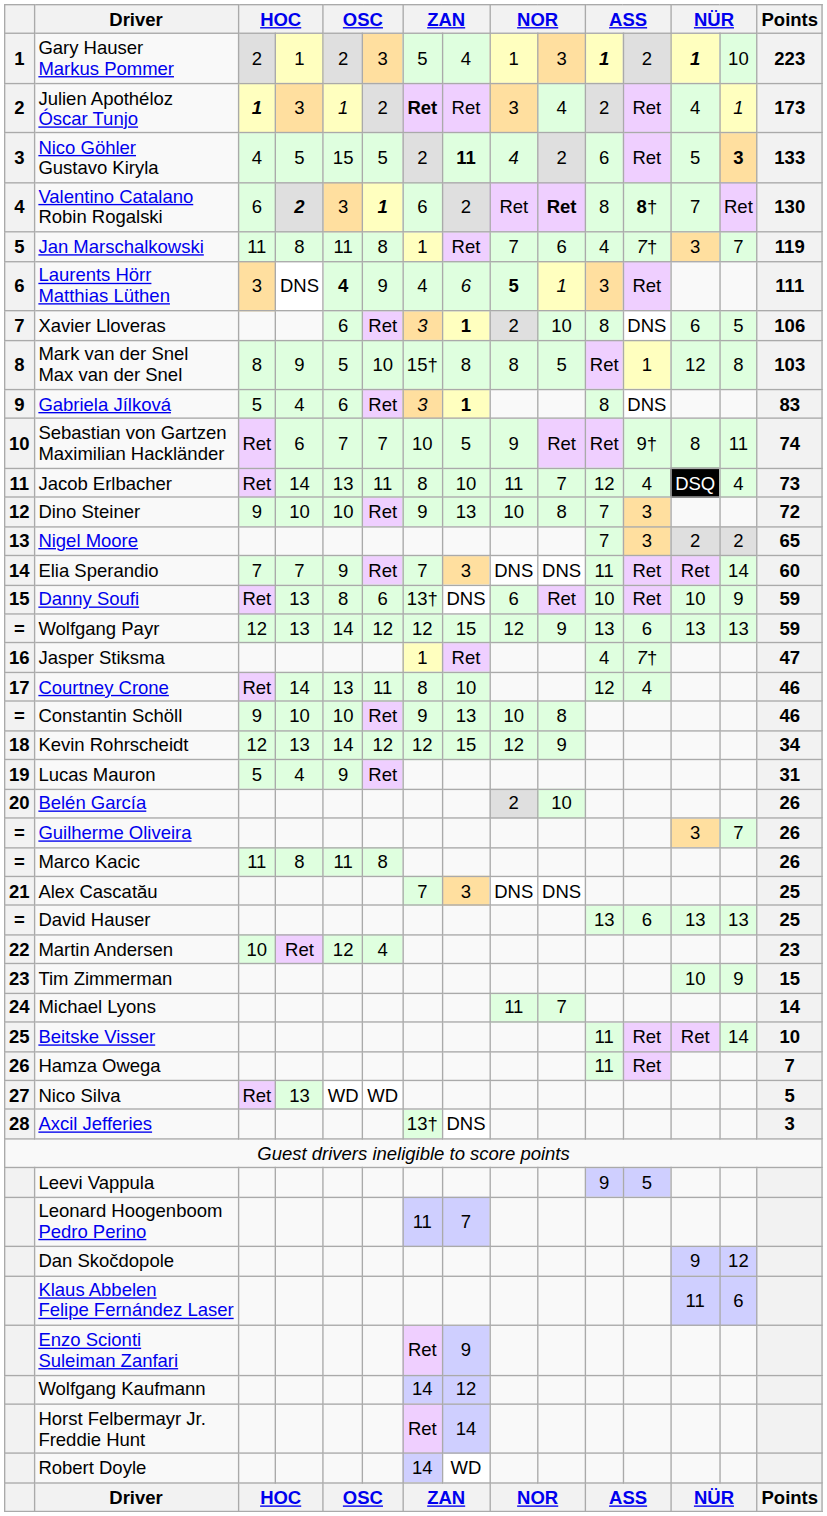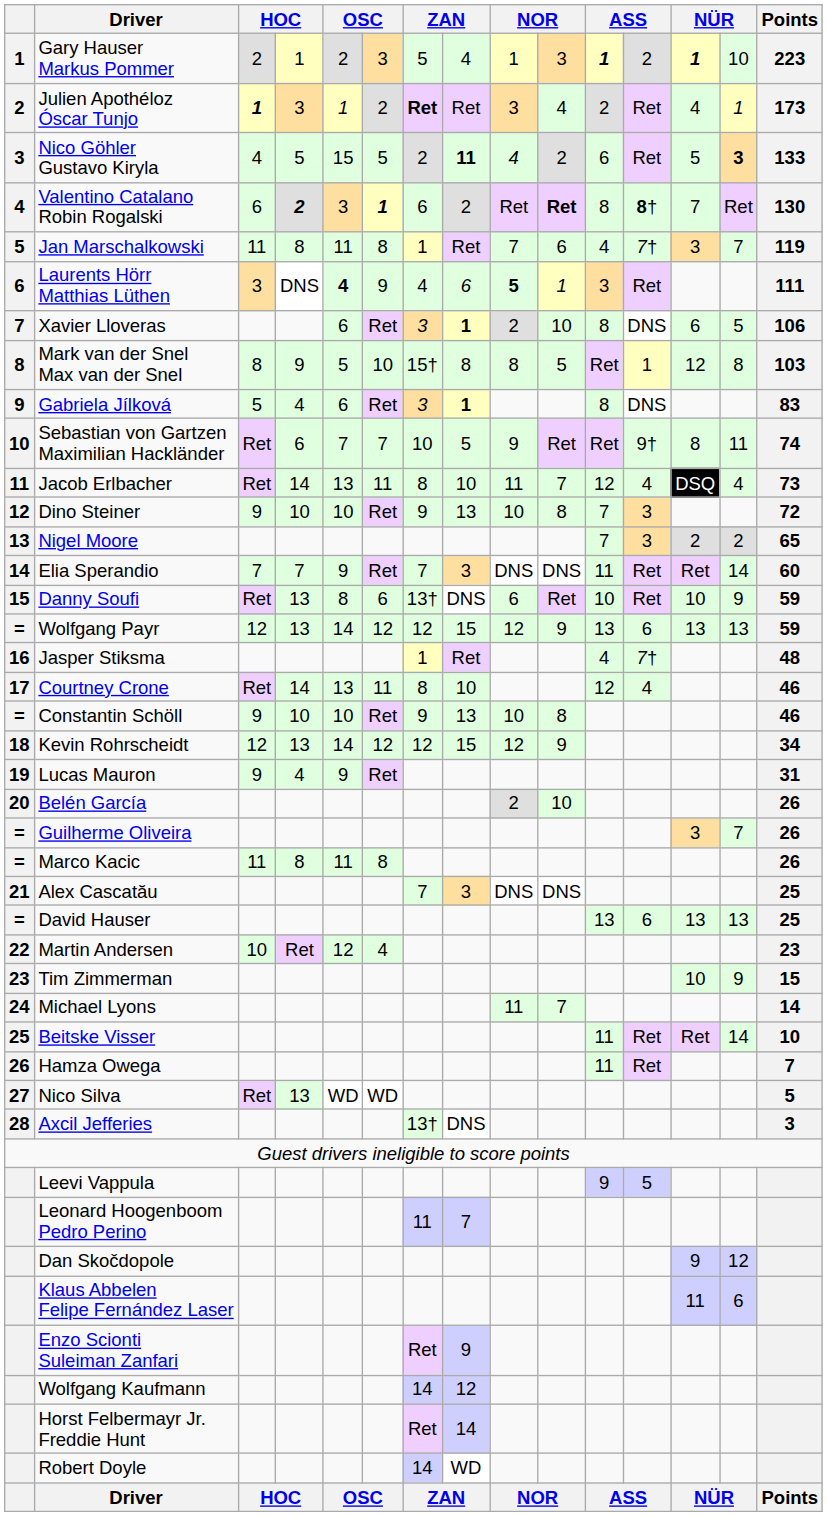(790, 657) 47 -> (790, 657) 48
(257, 774) 5 -> (257, 774) 9
